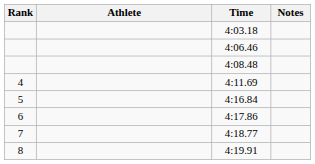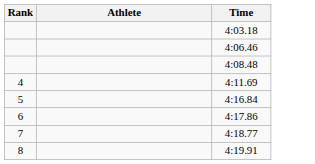- column: (290, 13)
